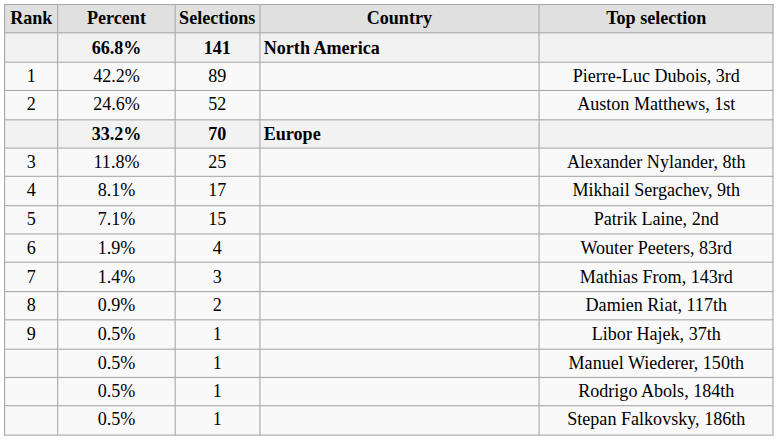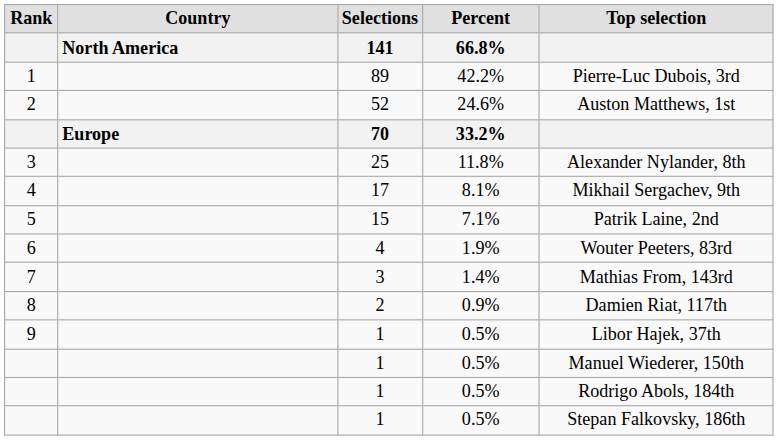columns swapped: (322, 47) <-> (117, 47)
